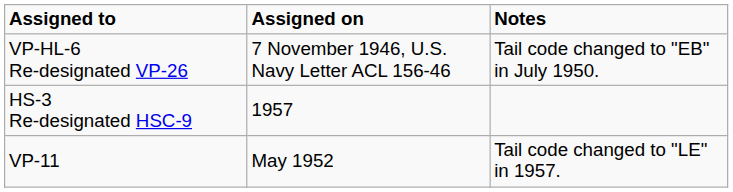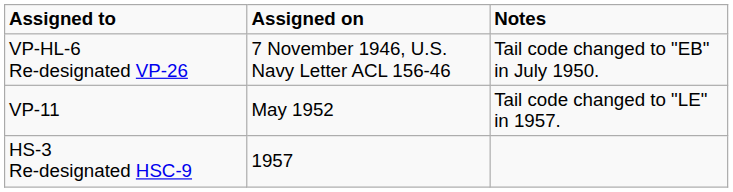rows swapped: (34, 161) <-> (100, 110)
